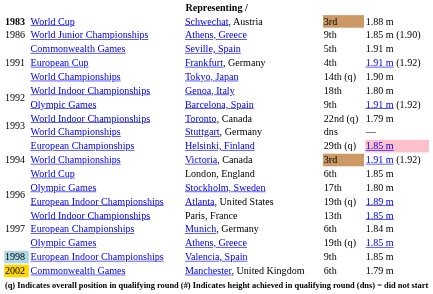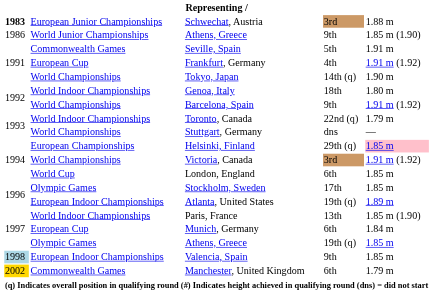(53, 21) World Cup -> (96, 21) European Junior Championships
(63, 104) Olympic Games -> (76, 104) World Championships
(380, 187) 1.80 m -> (380, 187) 1.85 m
(380, 215) 1.85 m -> (393, 215) 1.85 m (1.90)
(82, 229) European Championships -> (59, 229) European Cup
